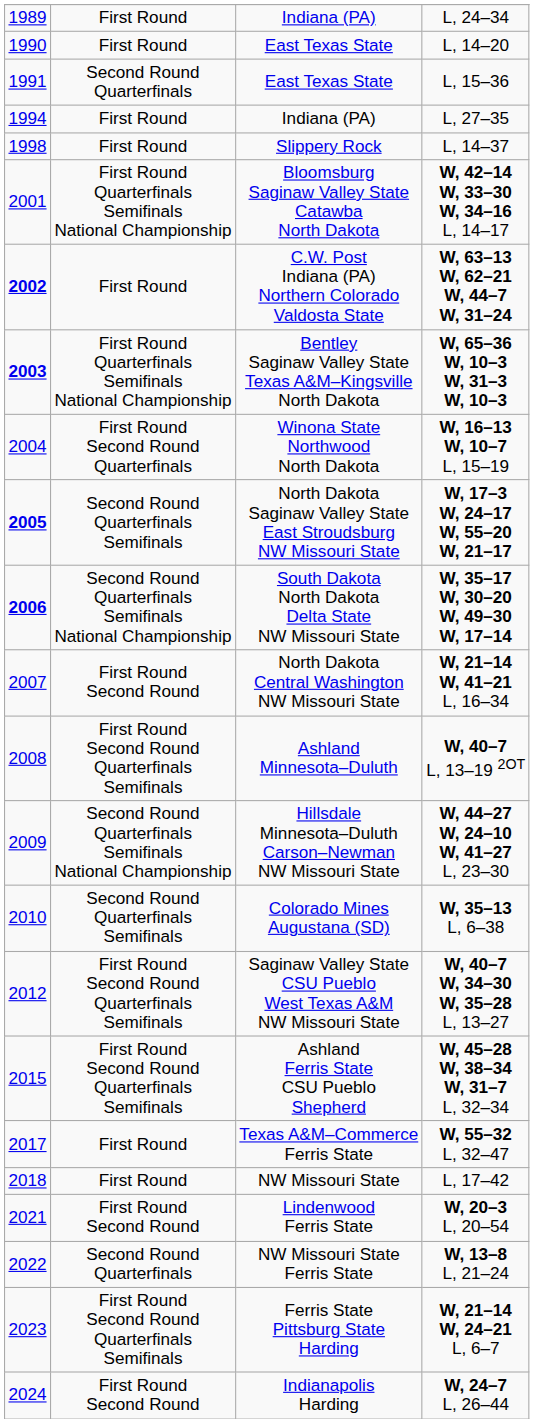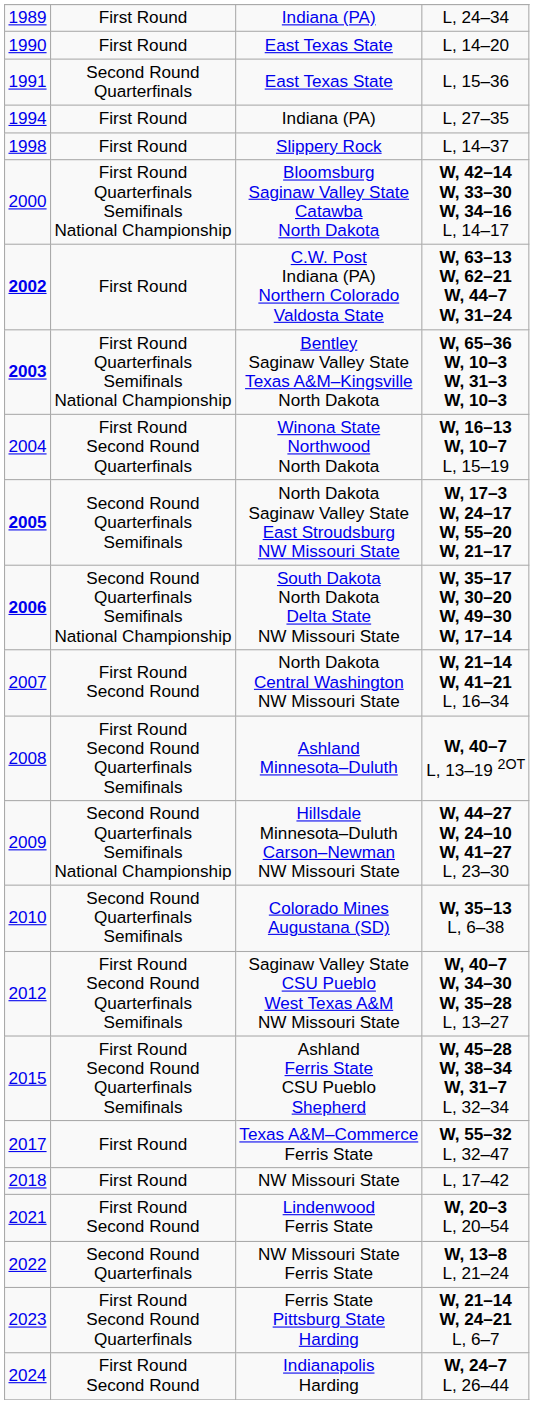(28, 201) 2001 -> (28, 201) 2000
(143, 1329) First Round Second Round Quarterfinals Semifinals -> (143, 1320) First Round Second Round Quarterfinals
